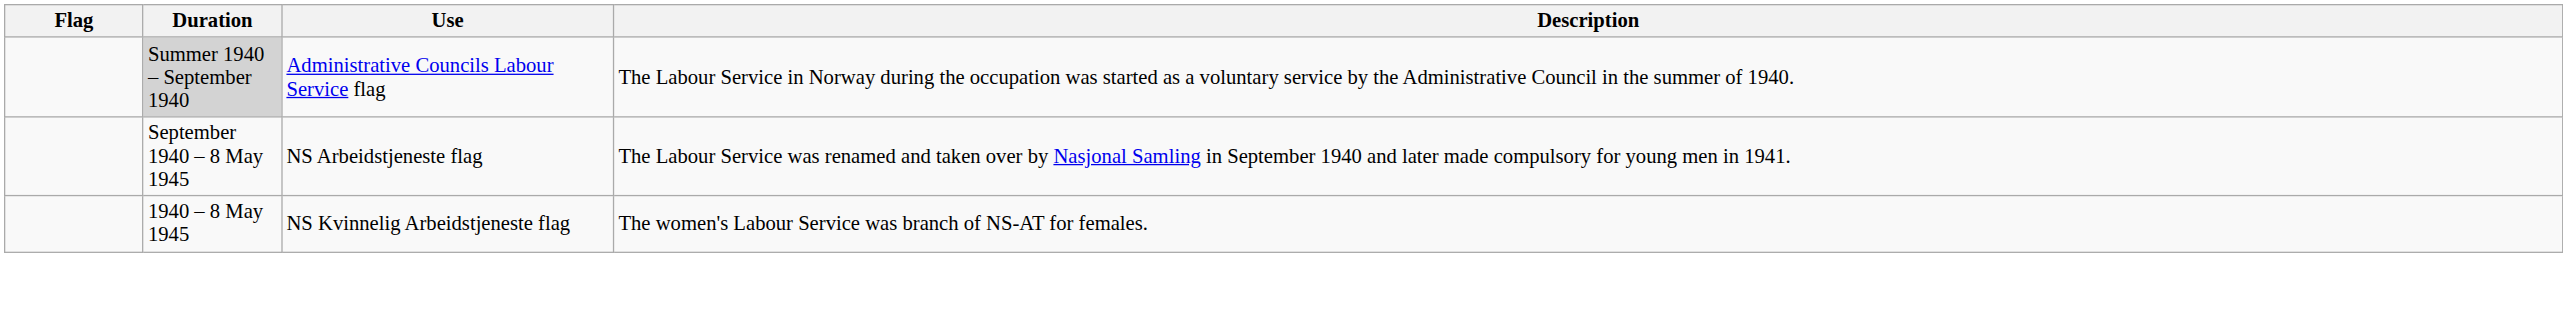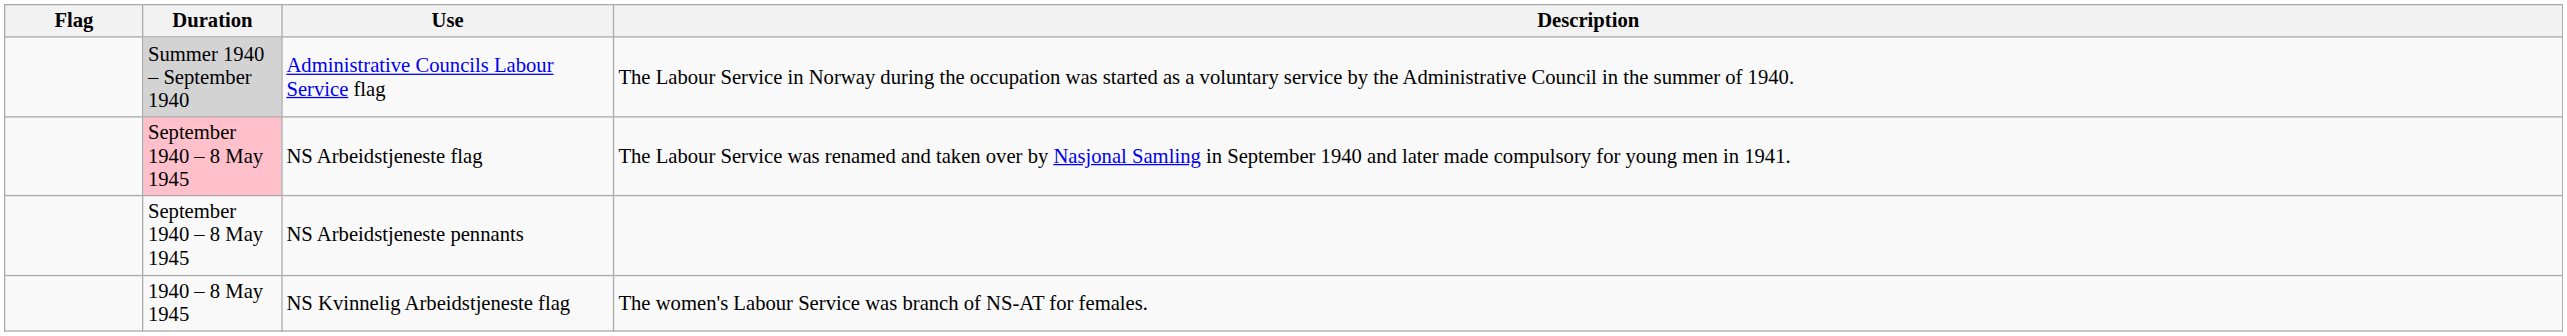(206, 155) no background -> (206, 155) pink background
+ row: (405, 235)
